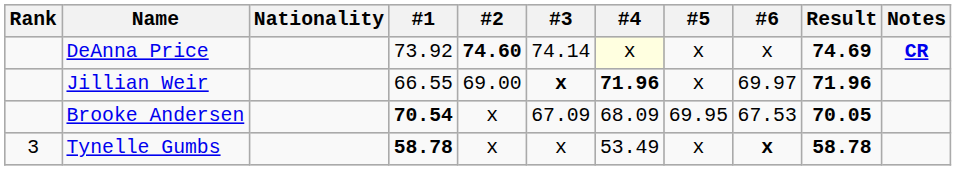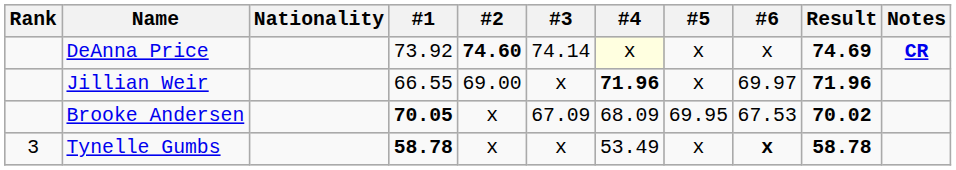(561, 85) bold -> (561, 85) normal
(423, 117) 70.54 -> (423, 117) 70.05
(842, 117) 70.05 -> (842, 117) 70.02
